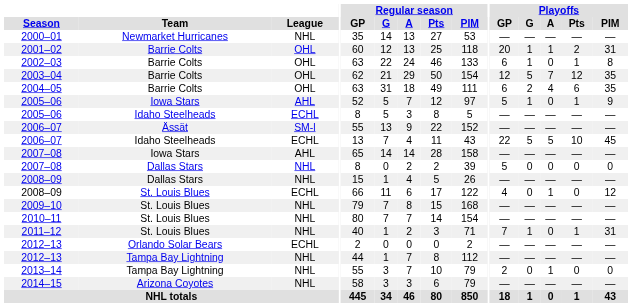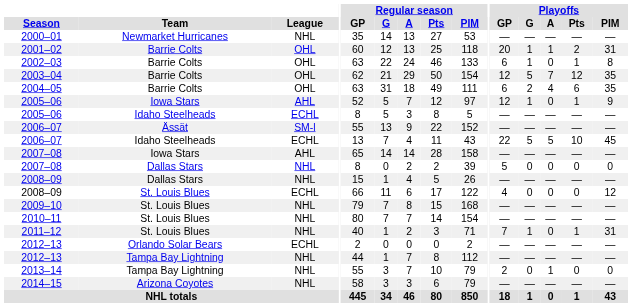(504, 101) 5 -> (504, 101) 12
(551, 192) 1 -> (551, 192) 0
